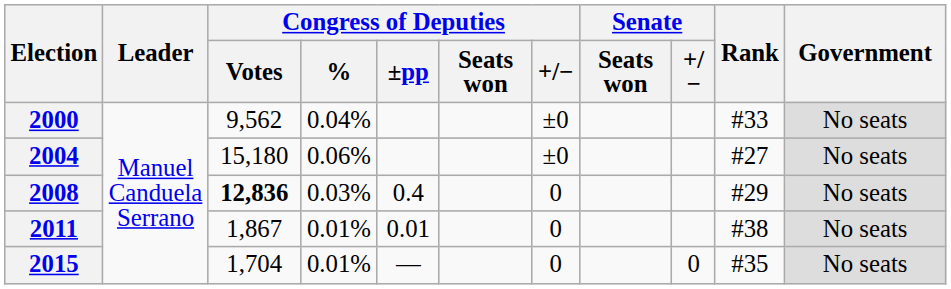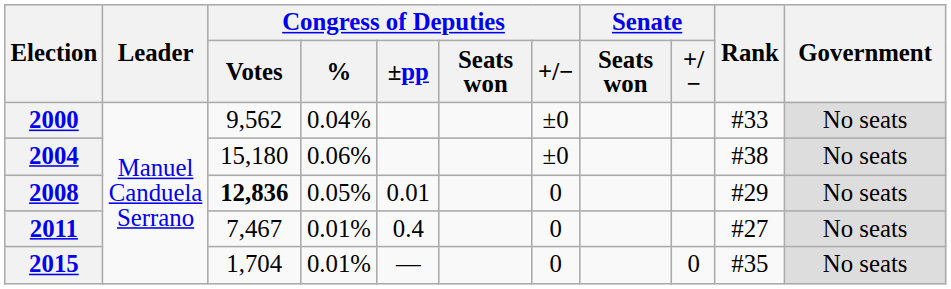(750, 156) #27 -> (750, 156) #38
(339, 192) 0.03% -> (339, 192) 0.05%
(408, 192) 0.4 -> (408, 192) 0.01
(254, 228) 1,867 -> (254, 228) 7,467
(408, 228) 0.01 -> (408, 228) 0.4
(750, 228) #38 -> (750, 228) #27
